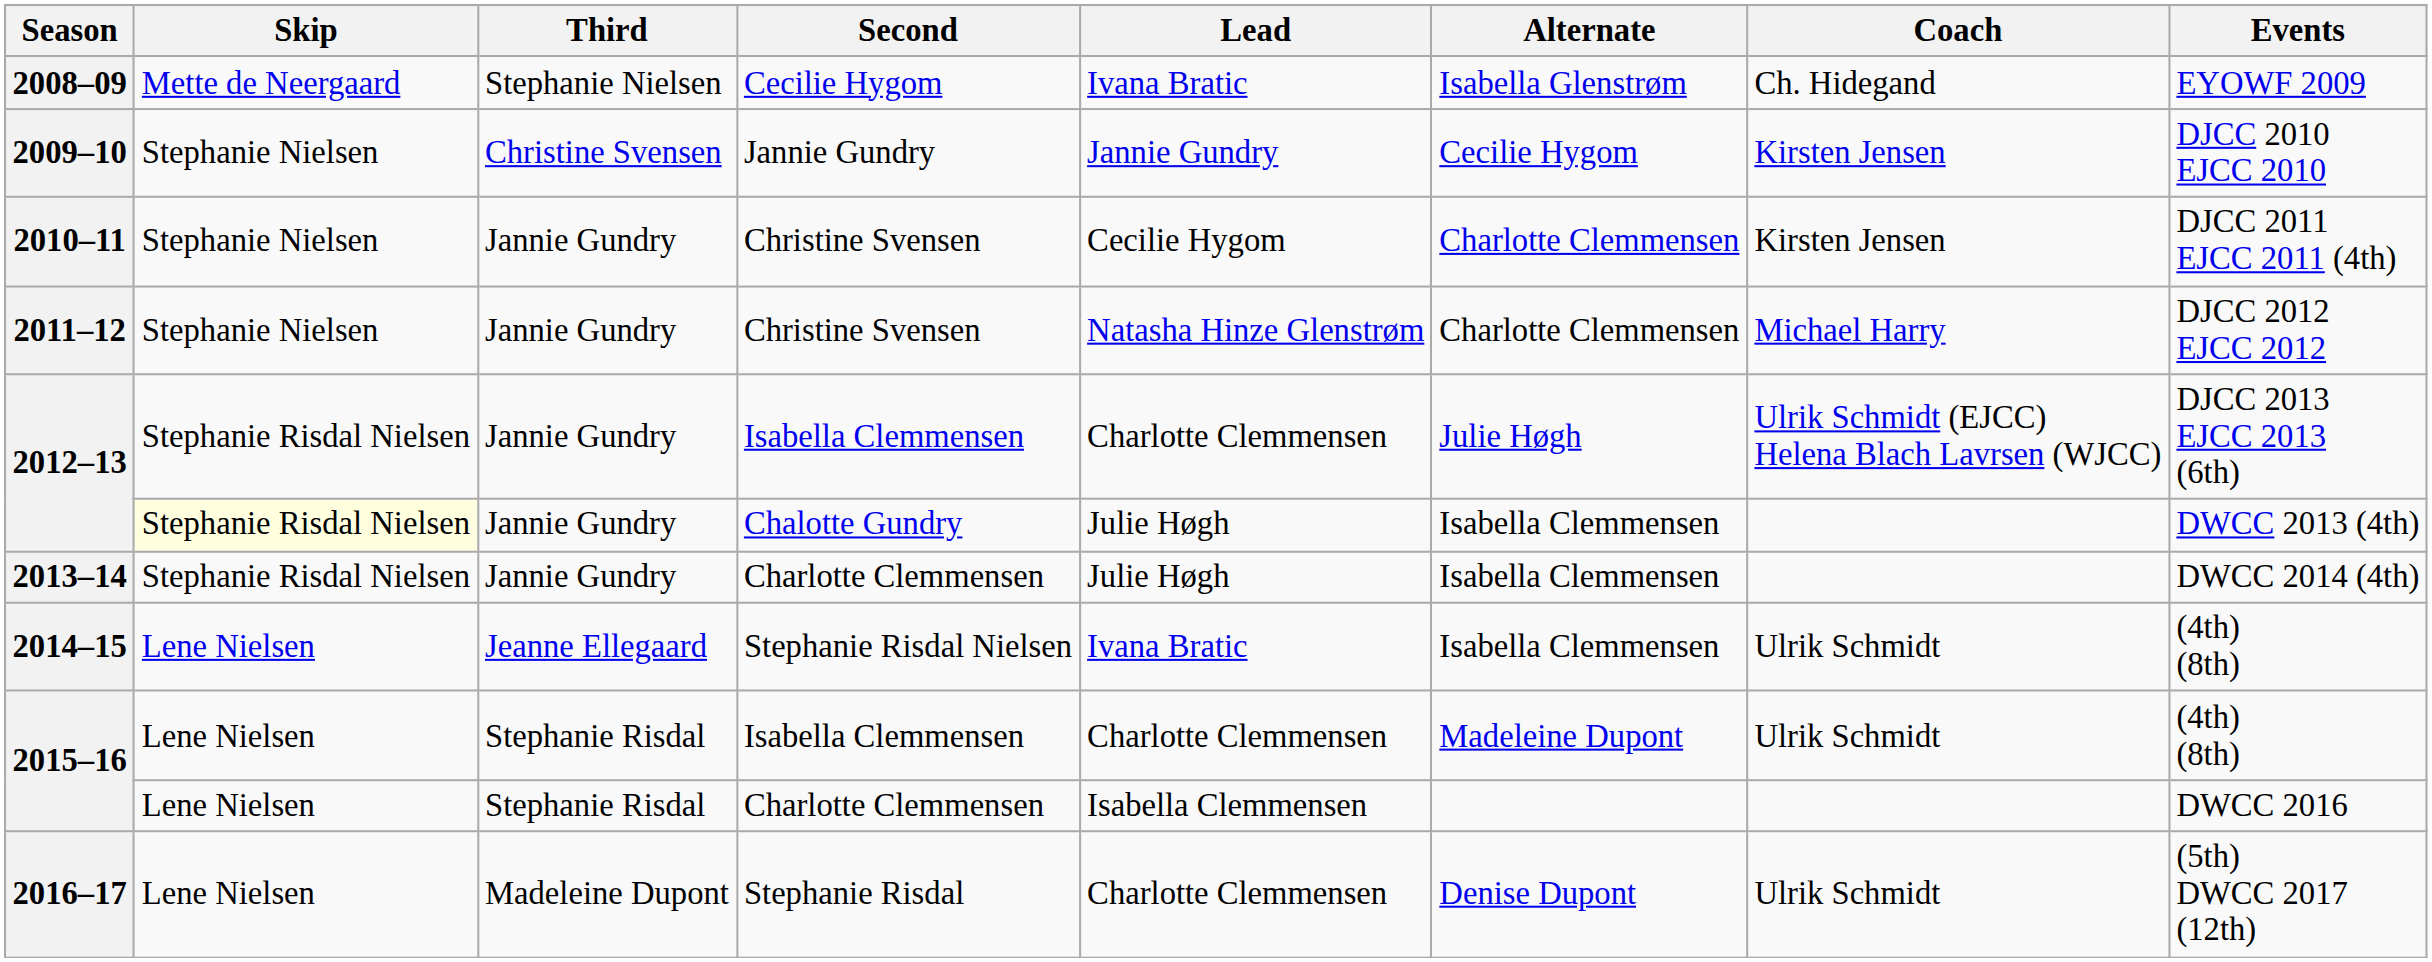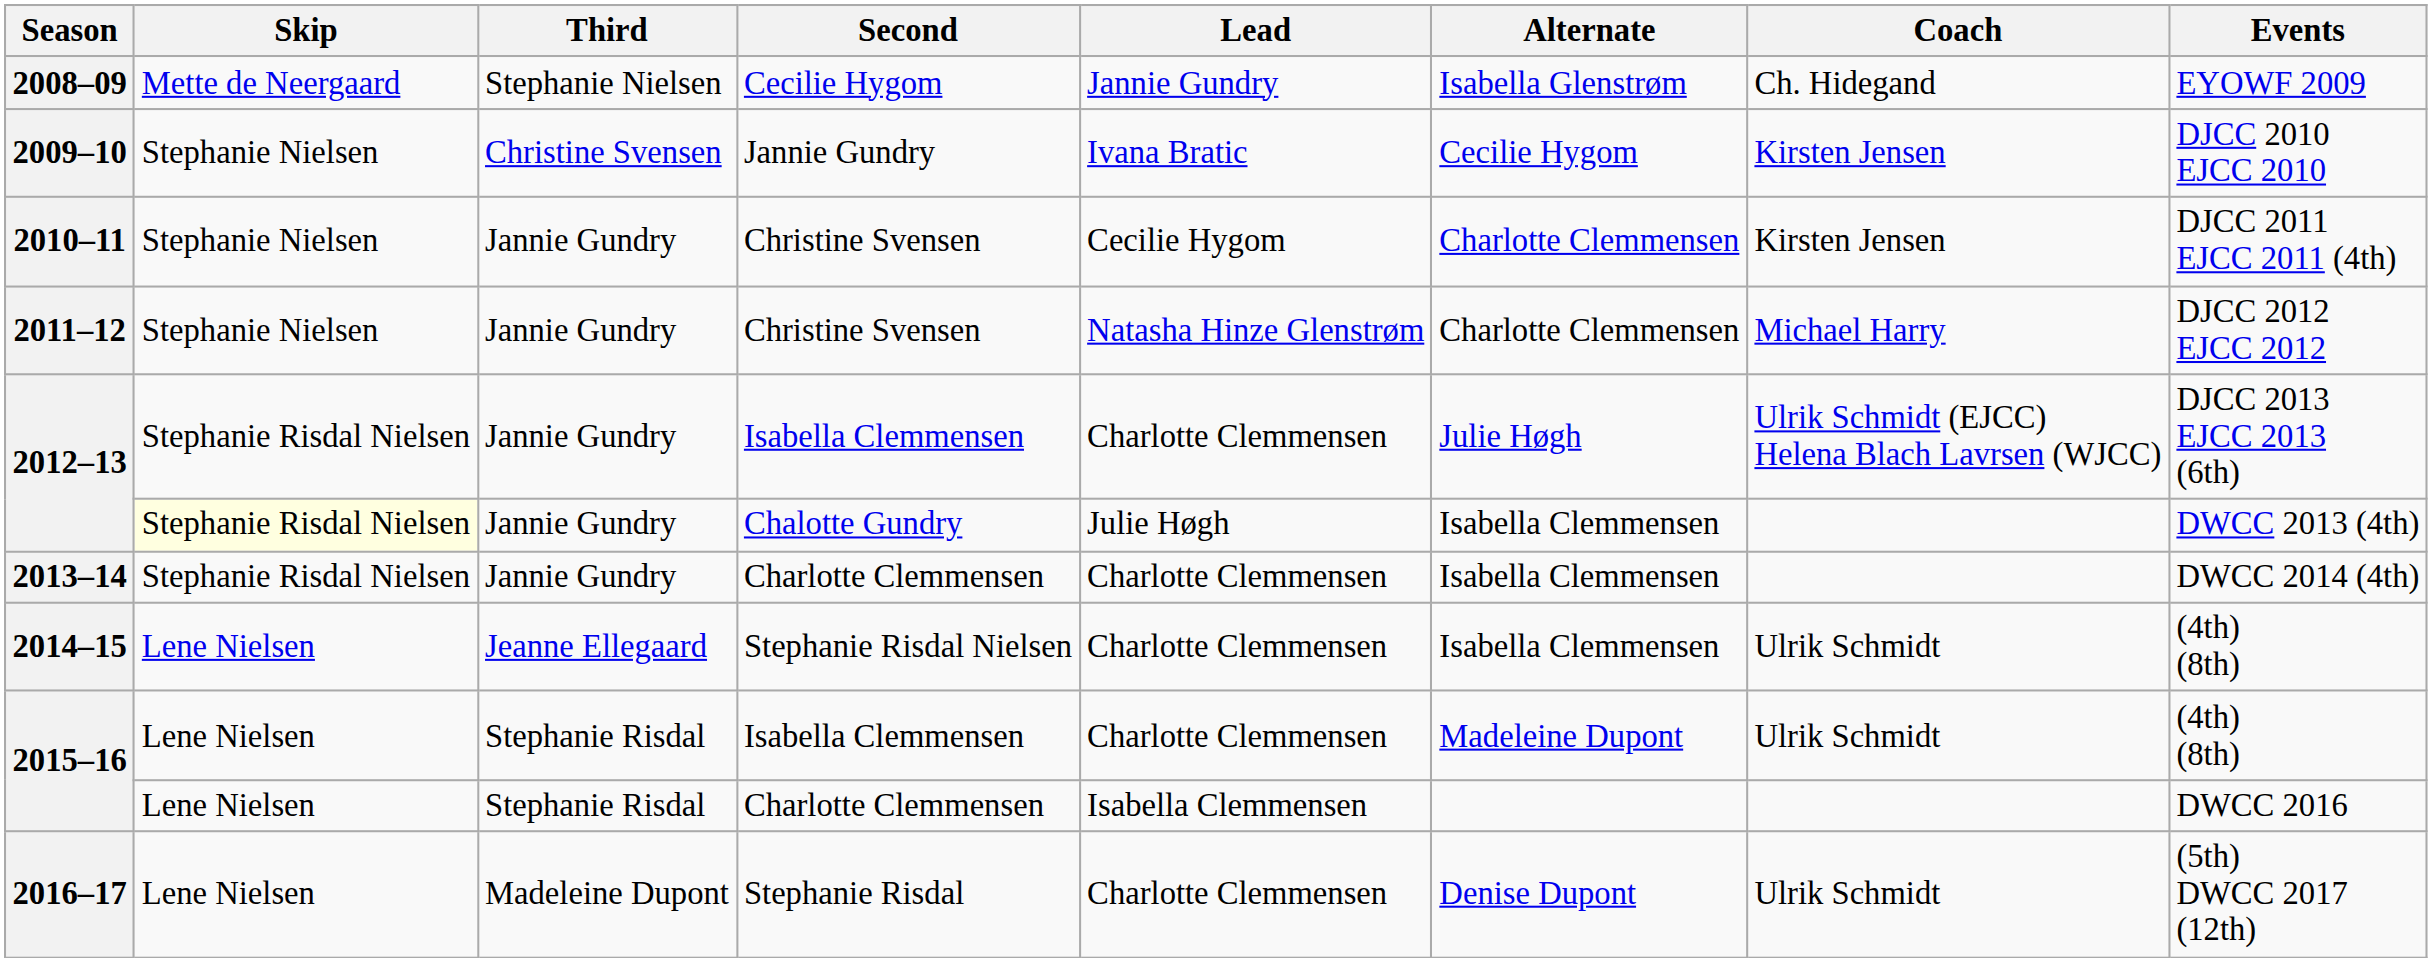(1167, 82) Ivana Bratic -> (1183, 82) Jannie Gundry
(1183, 152) Jannie Gundry -> (1167, 152) Ivana Bratic
(1158, 576) Julie Høgh -> (1237, 576) Charlotte Clemmensen
(1167, 646) Ivana Bratic -> (1237, 646) Charlotte Clemmensen
